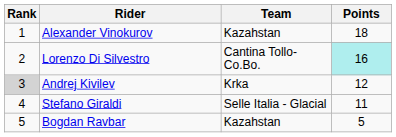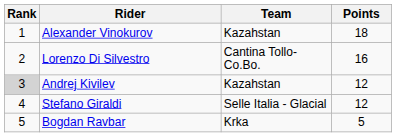(361, 58) paleturquoise background -> (361, 58) no background
(236, 84) Krka -> (252, 84) Kazahstan
(361, 103) 11 -> (361, 103) 12
(252, 122) Kazahstan -> (236, 122) Krka
